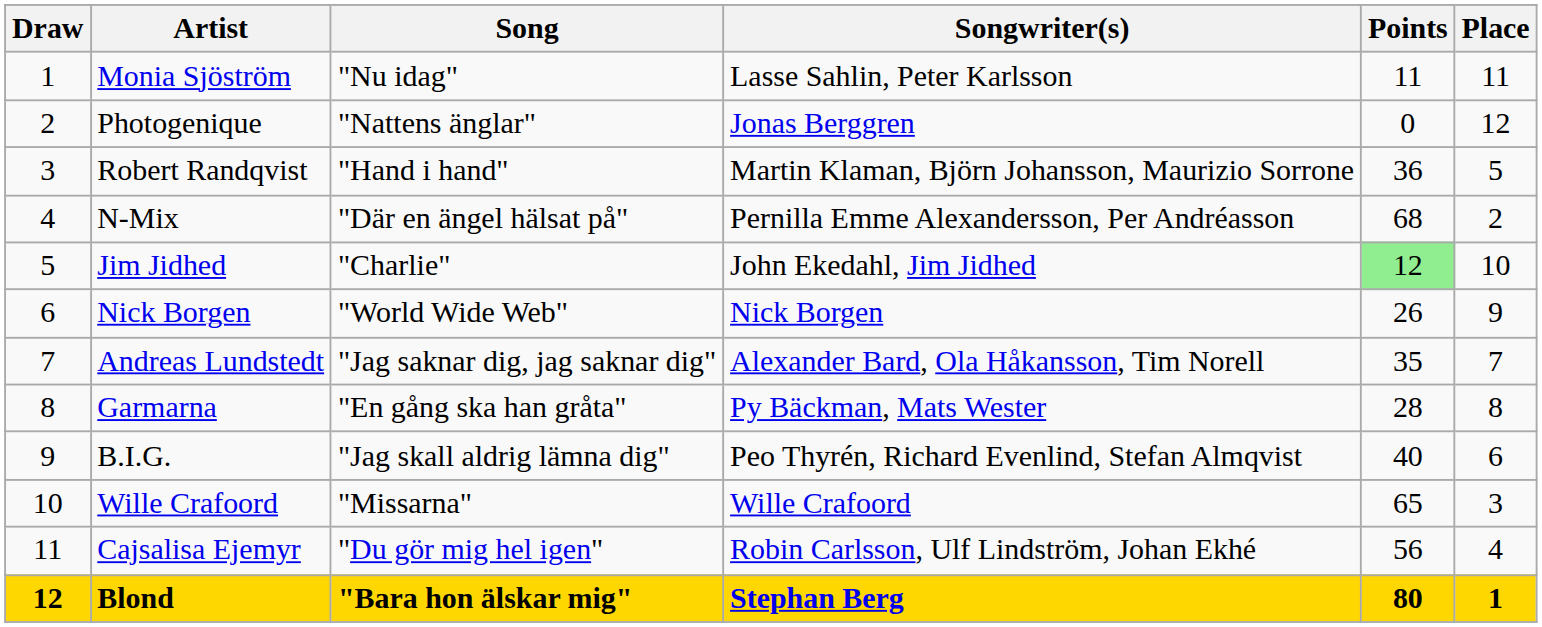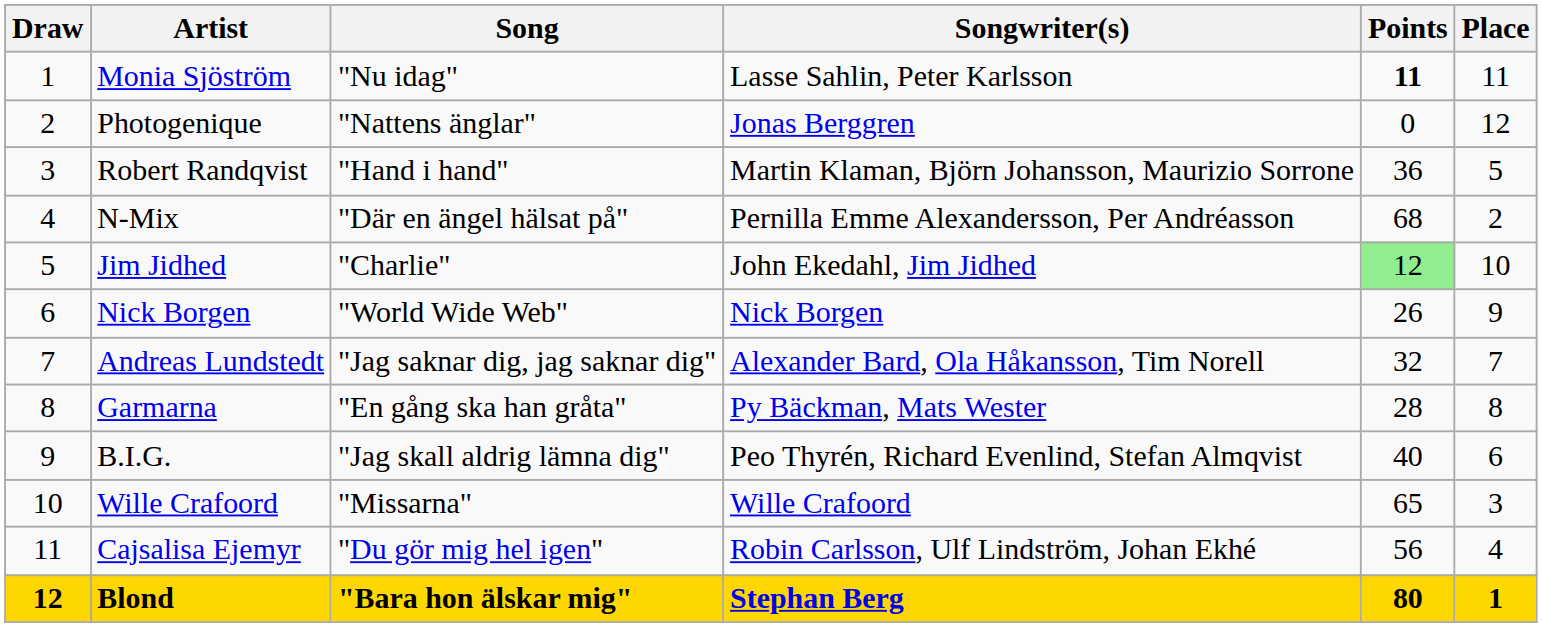(1408, 75) normal -> (1408, 75) bold
(1408, 360) 35 -> (1408, 360) 32
